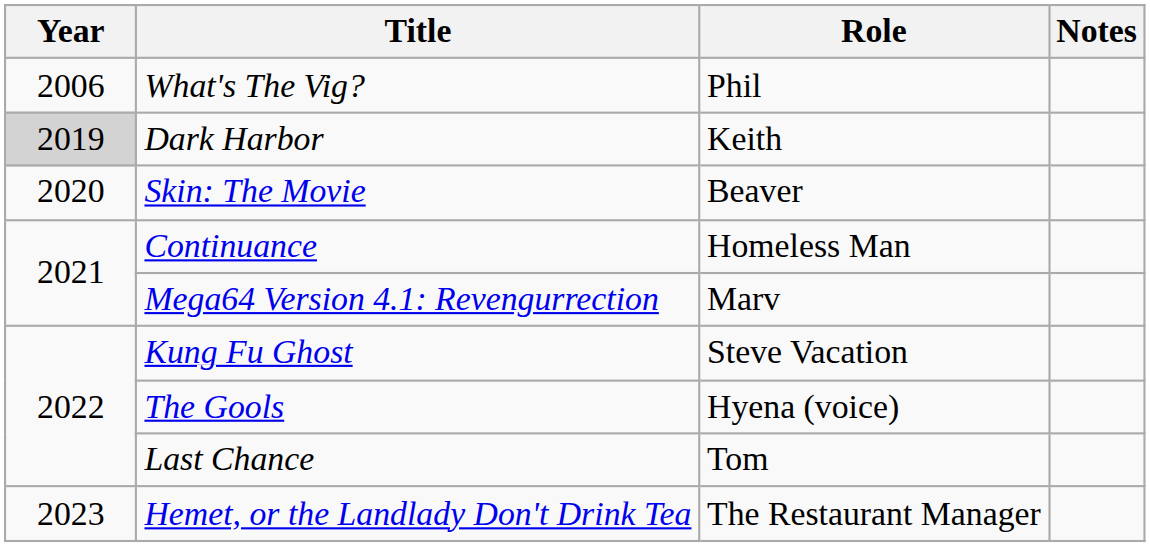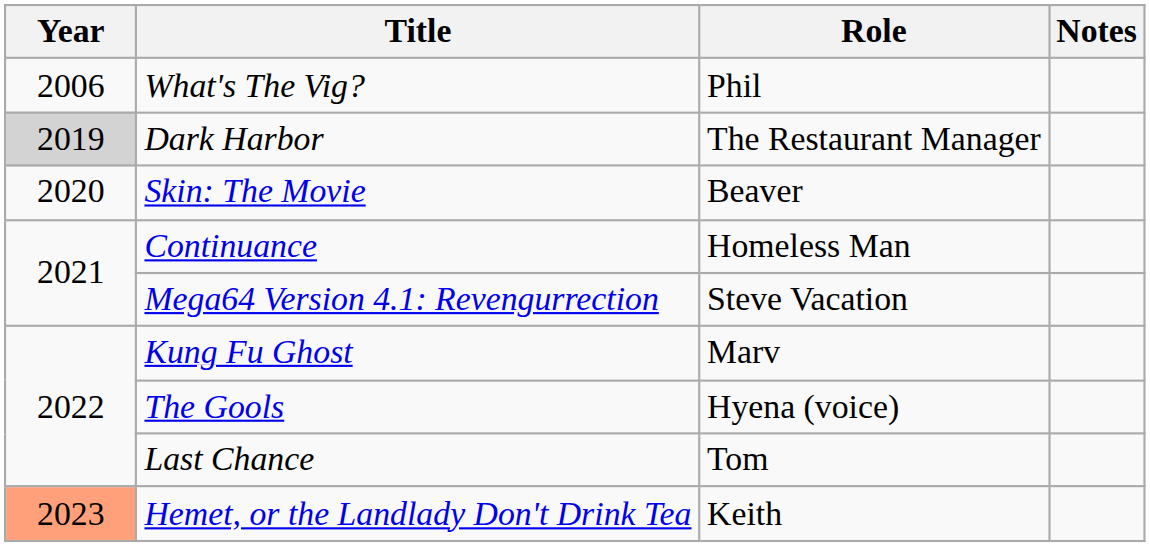(745, 138) Keith -> (874, 138) The Restaurant Manager
(744, 298) Marv -> (808, 298) Steve Vacation
(808, 352) Steve Vacation -> (744, 352) Marv
(71, 513) no background -> (71, 513) lightsalmon background
(874, 513) The Restaurant Manager -> (745, 513) Keith
